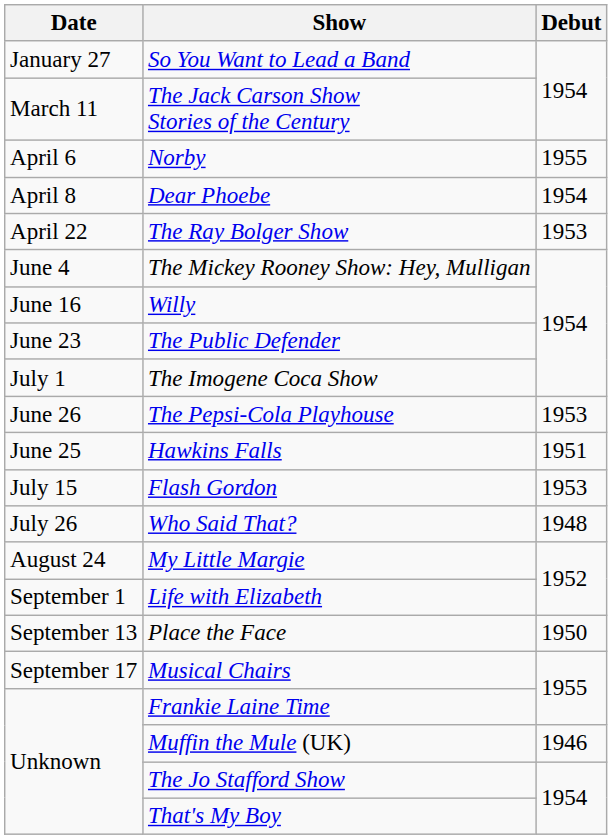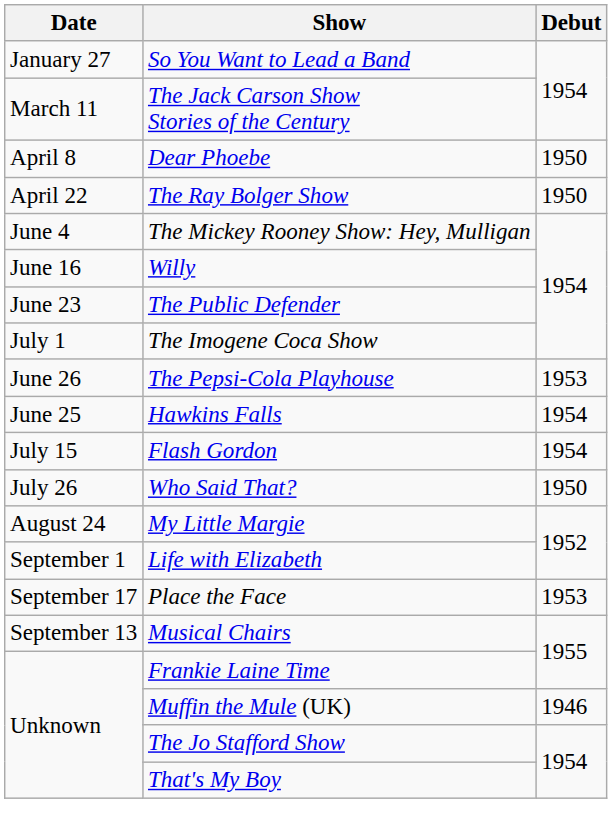- row: (177, 158)
(564, 194) 1954 -> (564, 158) 1950
(564, 231) 1953 -> (564, 194) 1950
(564, 450) 1951 -> (564, 414) 1954
(564, 487) 1953 -> (564, 450) 1954
(564, 523) 1948 -> (564, 487) 1950
(74, 633) September 13 -> (74, 596) September 17
(564, 633) 1950 -> (564, 596) 1953
(74, 669) September 17 -> (74, 633) September 13
